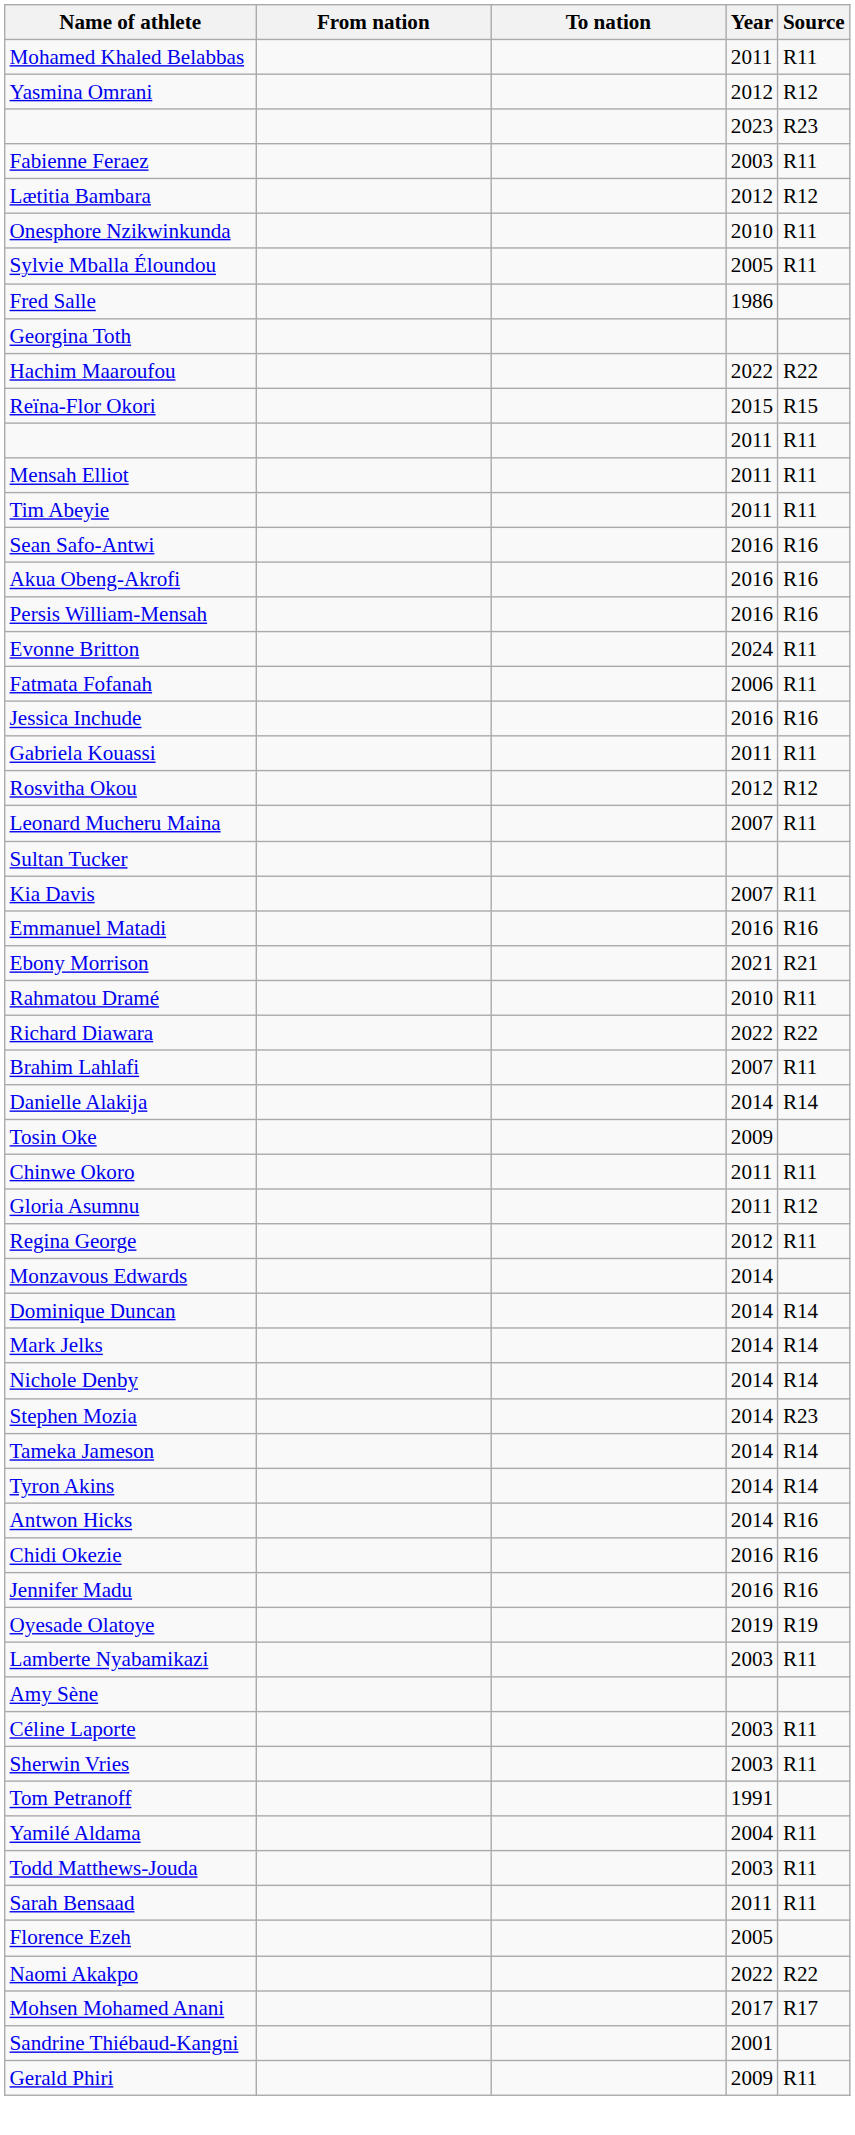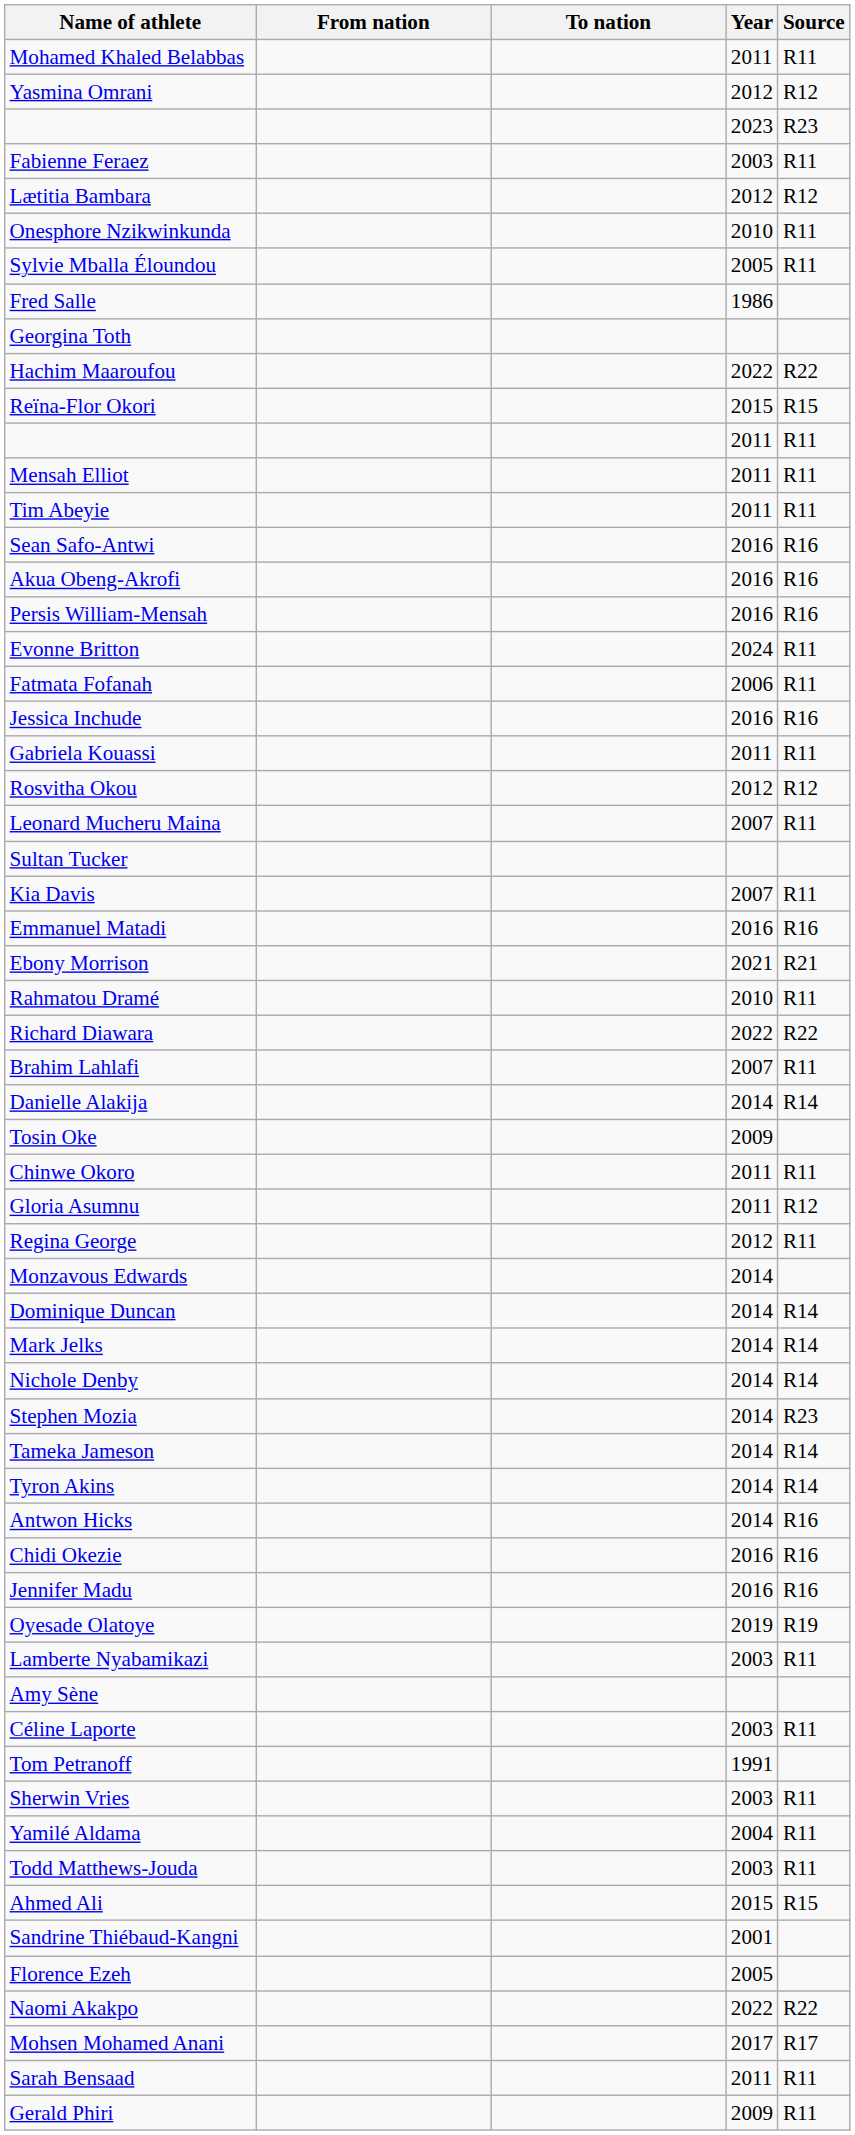rows swapped: (69, 1763) <-> (71, 1798)
+ row: (56, 1903)
rows swapped: (124, 2042) <-> (72, 1903)
